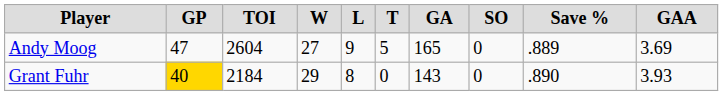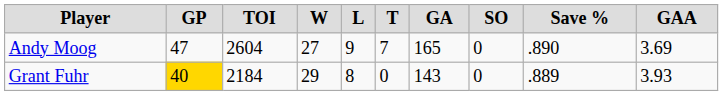(384, 47) 5 -> (384, 47) 7
(544, 47) .889 -> (544, 47) .890
(544, 76) .890 -> (544, 76) .889
